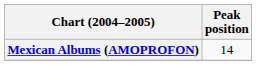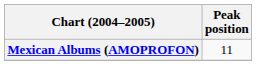(227, 49) 14 -> (227, 49) 11
